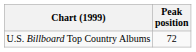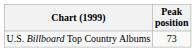(172, 39) 72 -> (172, 39) 73
